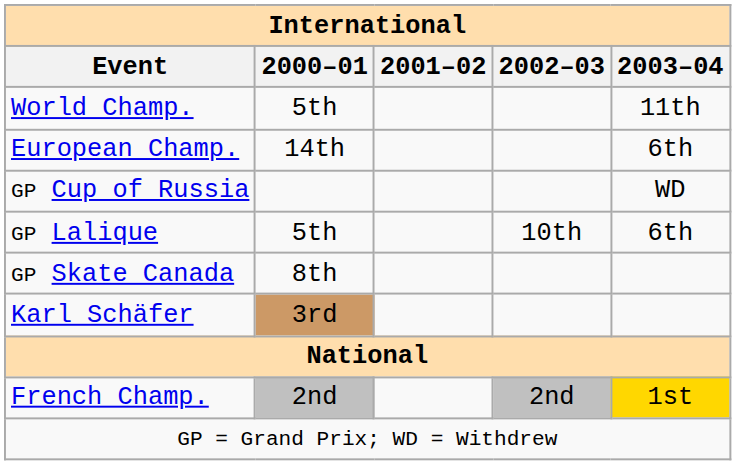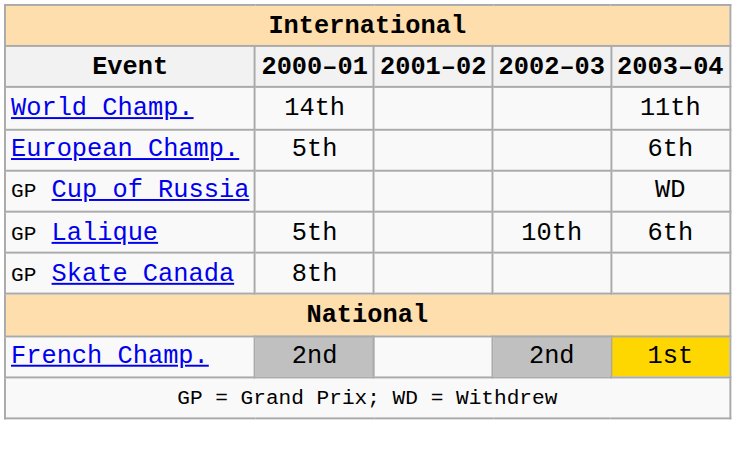(315, 108) 5th -> (315, 108) 14th
(315, 150) 14th -> (315, 150) 5th
- row: (102, 315)
